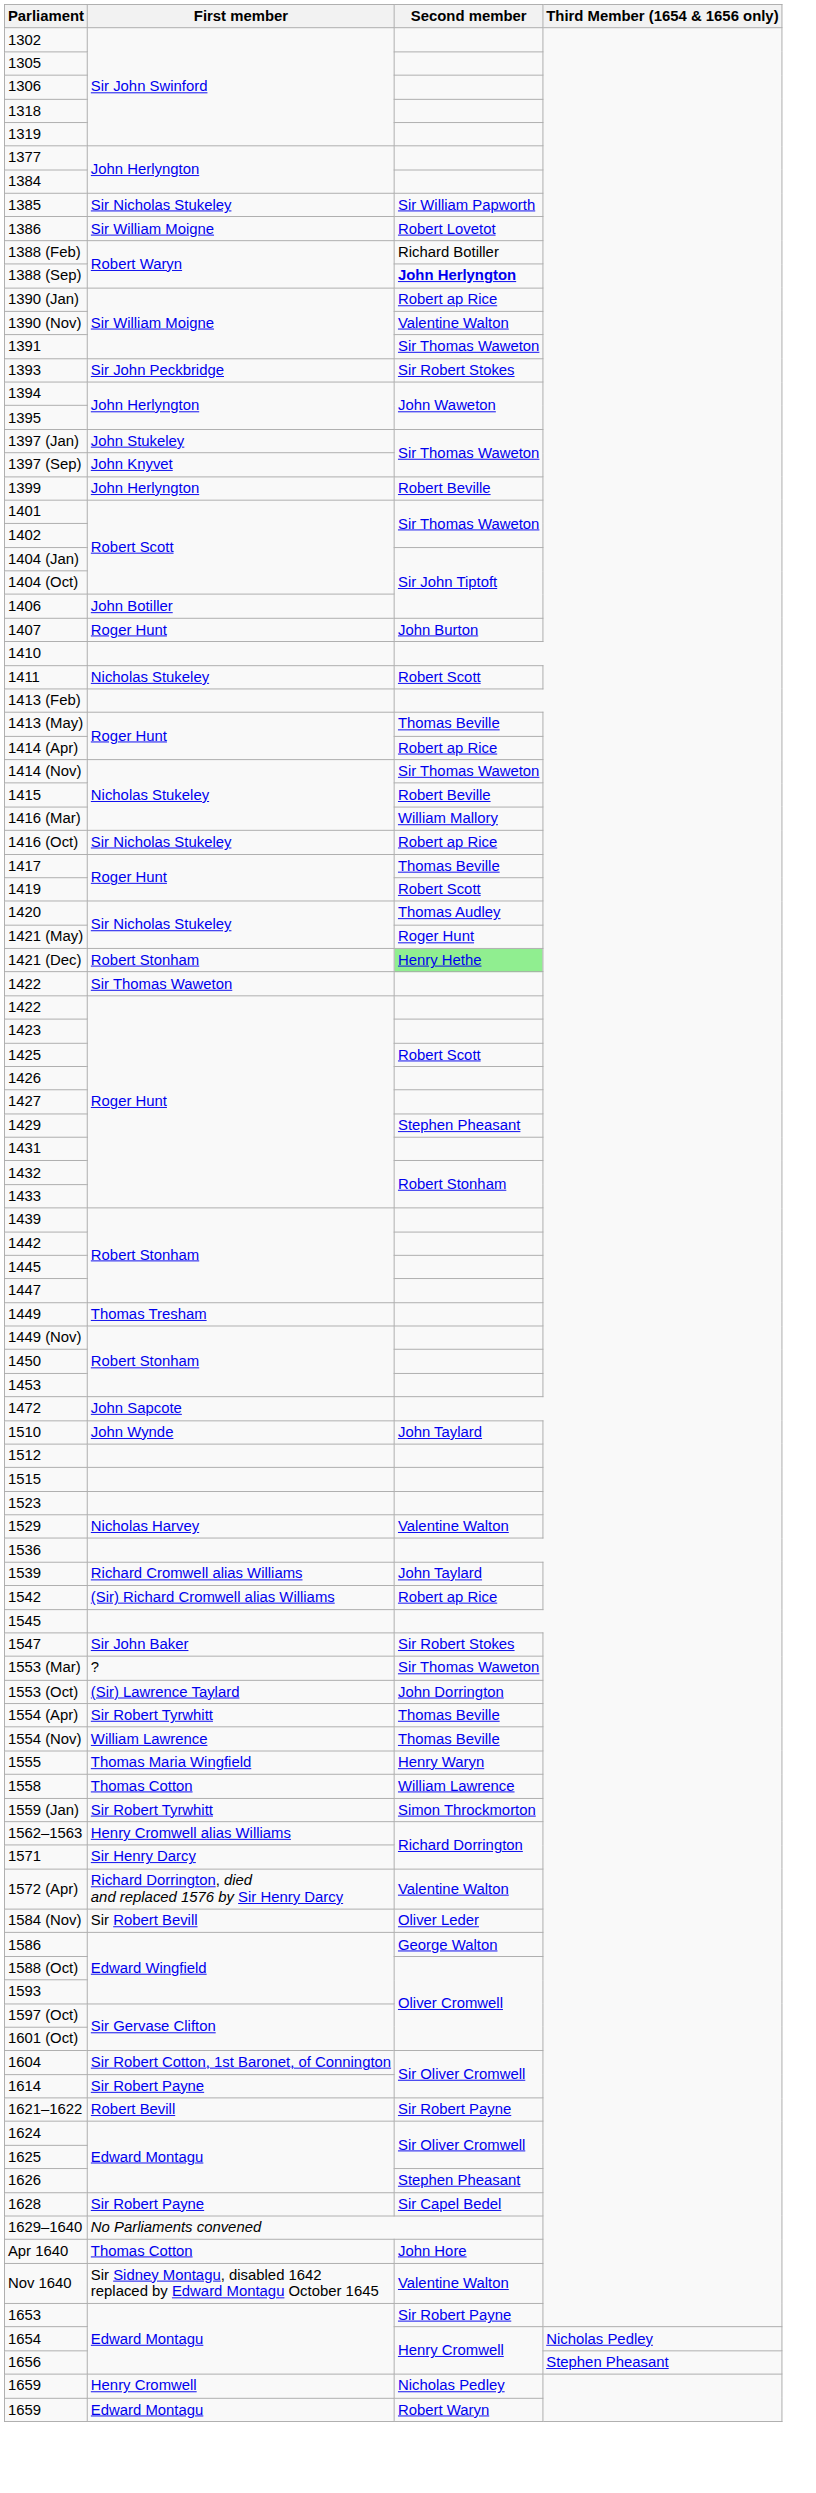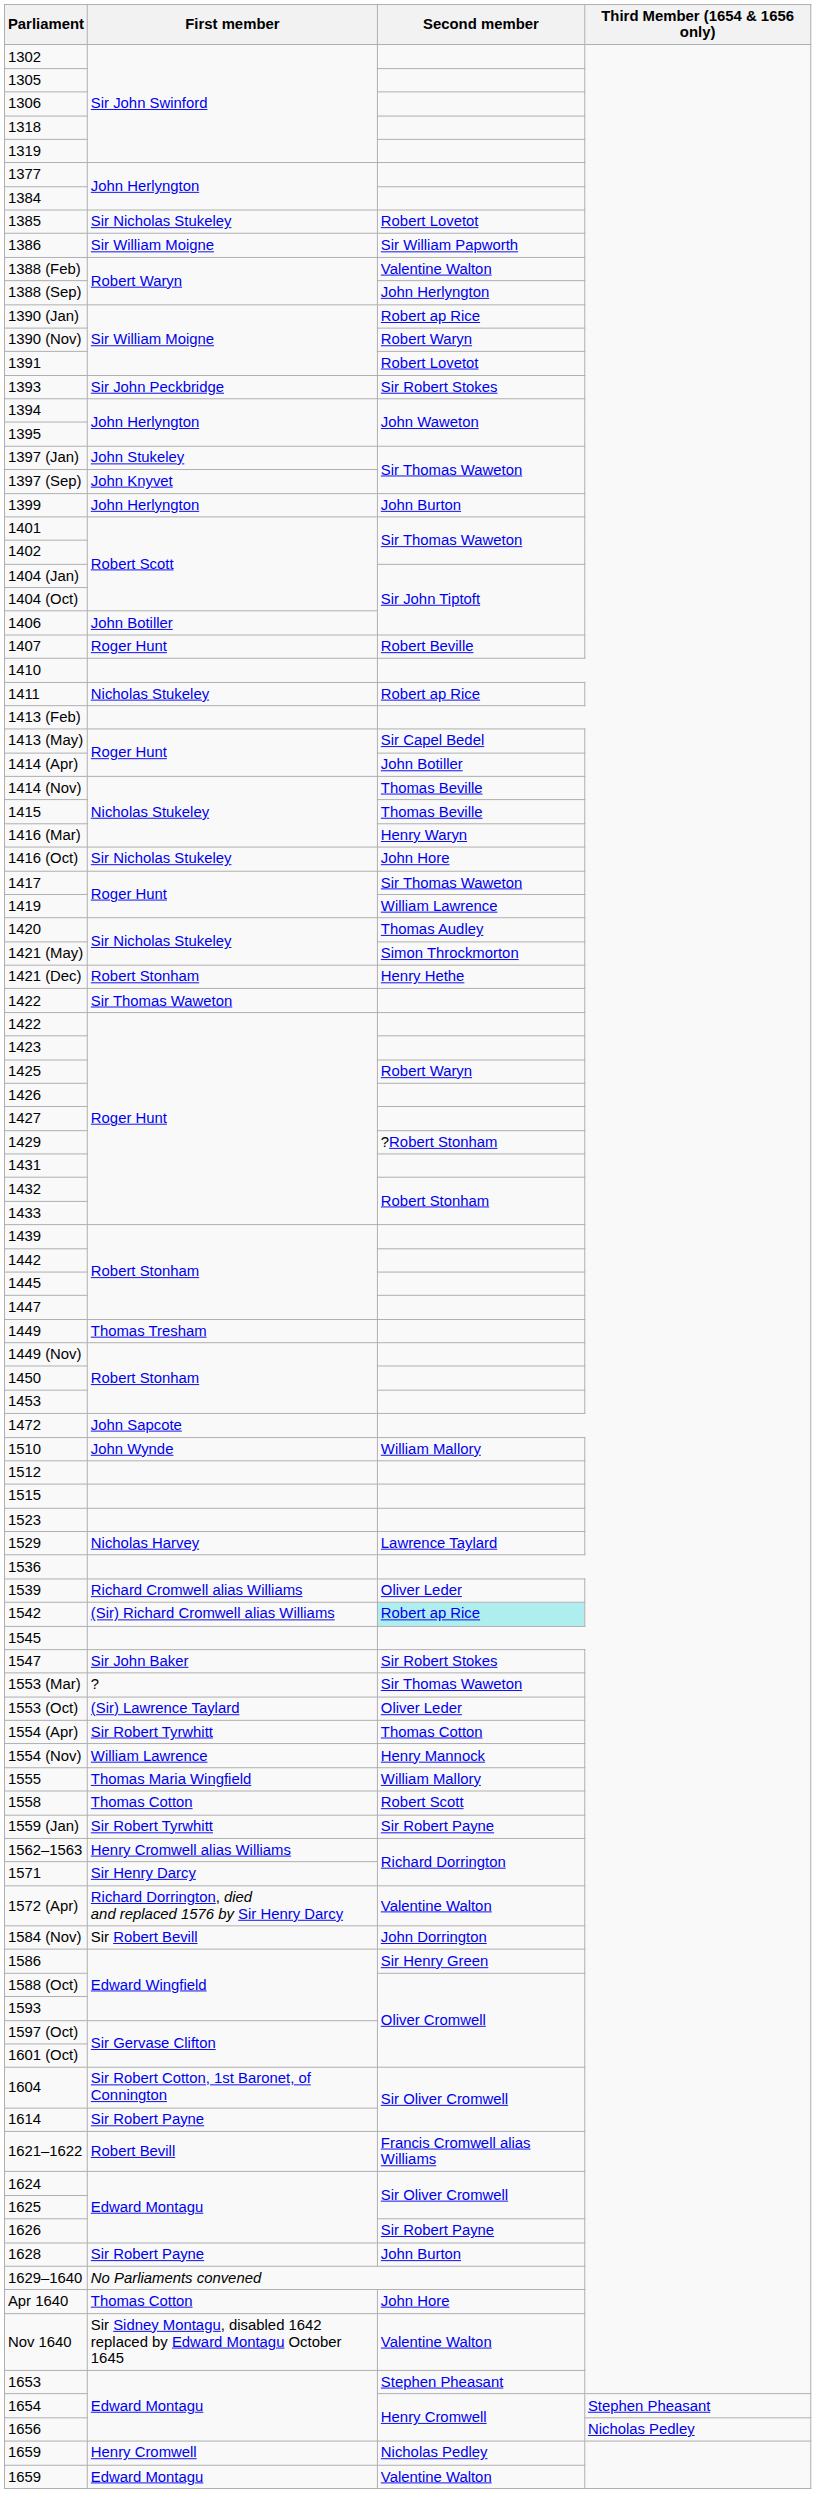(467, 205) Sir William Papworth -> (430, 221) Robert Lovetot
(447, 228) Robert Lovetot -> (449, 245) Sir William Papworth
(448, 252) Richard Botiller -> (436, 269) Valentine Walton
(457, 275) bold -> (435, 292) normal
(453, 323) Valentine Walton -> (426, 339) Robert Waryn
(469, 346) Sir Thomas Waweton -> (430, 363) Robert Lovetot
(444, 488) Robert Beville -> (421, 505) John Burton
(438, 629) John Burton -> (427, 646) Robert Beville
(439, 677) Robert Scott -> (430, 693) Robert ap Rice
(449, 724) Thomas Beville -> (433, 741) Sir Capel Bedel
(448, 747) Robert ap Rice -> (422, 764) John Botiller
(469, 771) Sir Thomas Waweton -> (432, 788) Thomas Beville
(444, 795) Robert Beville -> (432, 811) Thomas Beville
(448, 818) William Mallory -> (424, 835) Henry Waryn
(448, 842) Robert ap Rice -> (415, 858) John Hore
(449, 865) Thomas Beville -> (452, 882) Sir Thomas Waweton
(439, 889) Robert Scott -> (439, 906) William Lawrence
(436, 936) Roger Hunt -> (450, 953) Simon Throckmorton
(440, 960) lightgreen background -> (423, 976) no background
(439, 1054) Robert Scott -> (426, 1071) Robert Waryn
(459, 1125) Stephen Pheasant -> (439, 1142) ?Robert Stonham
(440, 1432) John Taylard -> (431, 1448) William Mallory
(453, 1526) Valentine Walton -> (439, 1543) Lawrence Taylard
(440, 1573) John Taylard -> (421, 1590) Oliver Leder
(448, 1597) no background -> (430, 1614) paleturquoise background
(451, 1691) John Dorrington -> (421, 1708) Oliver Leder
(449, 1715) Thomas Beville -> (432, 1732) Thomas Cotton
(449, 1739) Thomas Beville -> (433, 1755) Henry Mannock
(441, 1762) Henry Waryn -> (431, 1779) William Mallory
(456, 1786) William Lawrence -> (422, 1802) Robert Scott
(467, 1809) Simon Throckmorton -> (437, 1826) Sir Robert Payne
(438, 1920) Oliver Leder -> (434, 1937) John Dorrington
(448, 1944) George Walton -> (435, 1961) Sir Henry Green
(455, 2109) Sir Robert Payne -> (456, 2151) Francis Cromwell alias Williams
(459, 2180) Stephen Pheasant -> (437, 2230) Sir Robert Payne
(450, 2204) Sir Capel Bedel -> (421, 2254) John Burton
(455, 2315) Sir Robert Payne -> (442, 2382) Stephen Pheasant
(600, 2338) Nicholas Pedley -> (649, 2405) Stephen Pheasant
(607, 2362) Stephen Pheasant -> (641, 2429) Nicholas Pedley
(444, 2409) Robert Waryn -> (436, 2476) Valentine Walton
